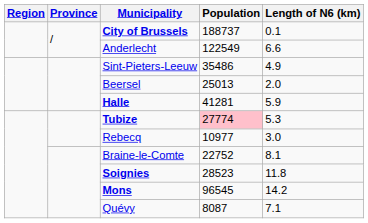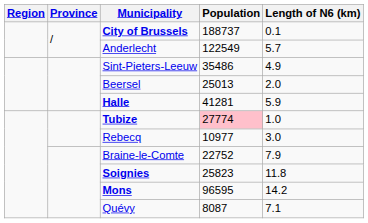(273, 48) 6.6 -> (273, 48) 5.7
(273, 119) 5.3 -> (273, 119) 1.0
(273, 155) 8.1 -> (273, 155) 7.9
(218, 173) 28523 -> (218, 173) 25823
(218, 191) 96545 -> (218, 191) 96595
